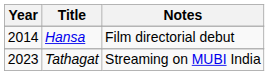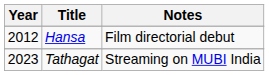(23, 37) 2014 -> (23, 37) 2012
